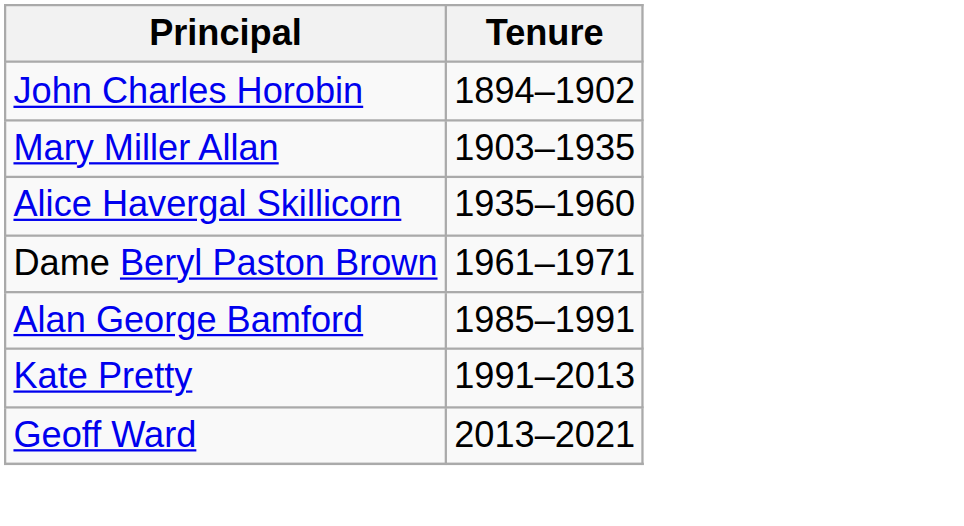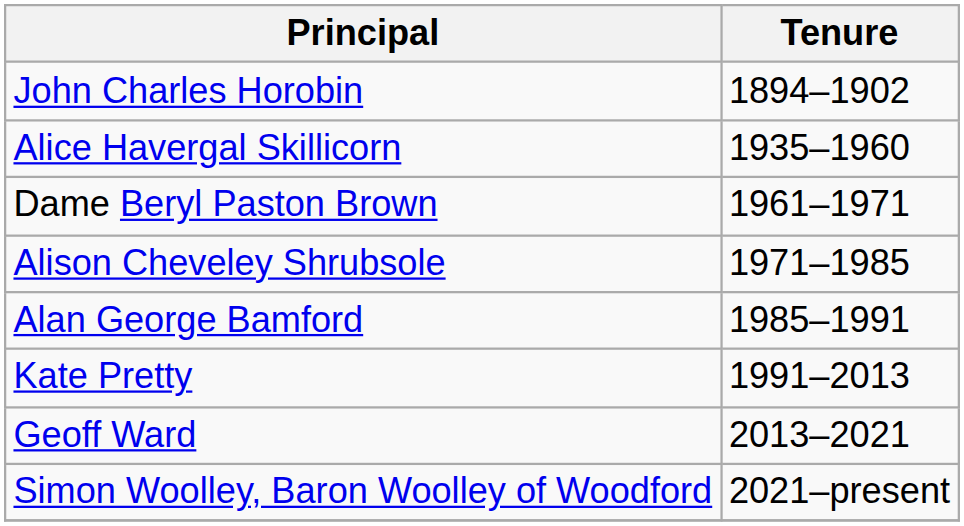- row: (146, 147)
+ row: (230, 262)
+ row: (363, 491)
